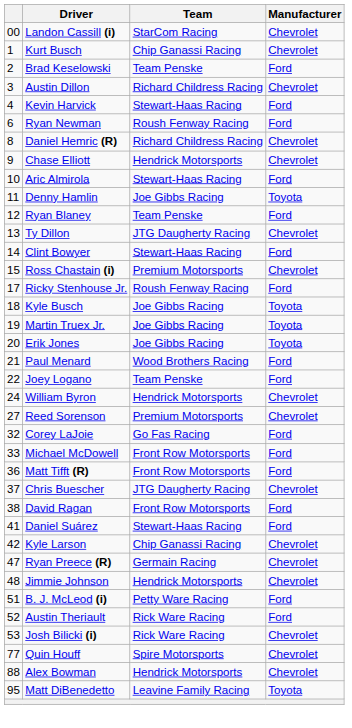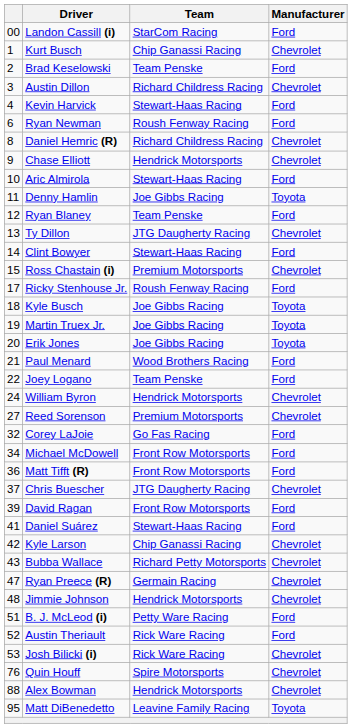(293, 32) Chevrolet -> (283, 32) Ford
(13, 453) 33 -> (13, 453) 34
(13, 507) 38 -> (13, 507) 39
+ row: (64, 562)
(13, 654) 77 -> (13, 672) 76
